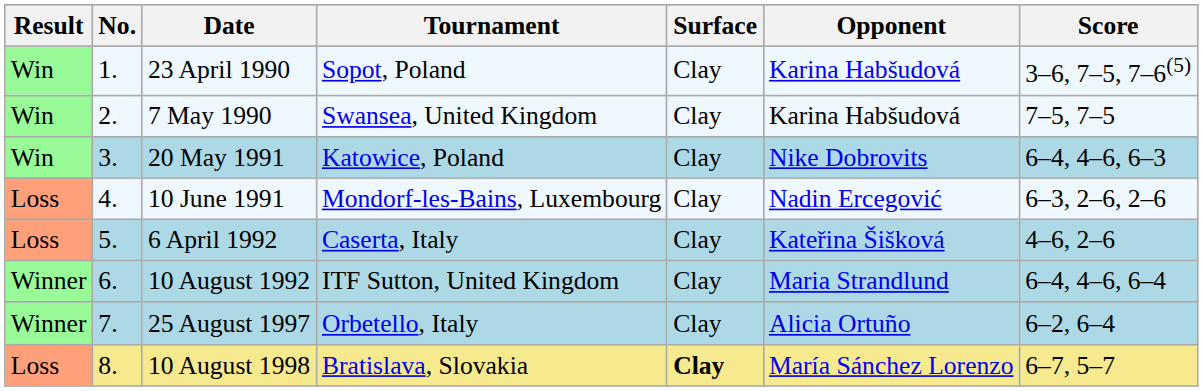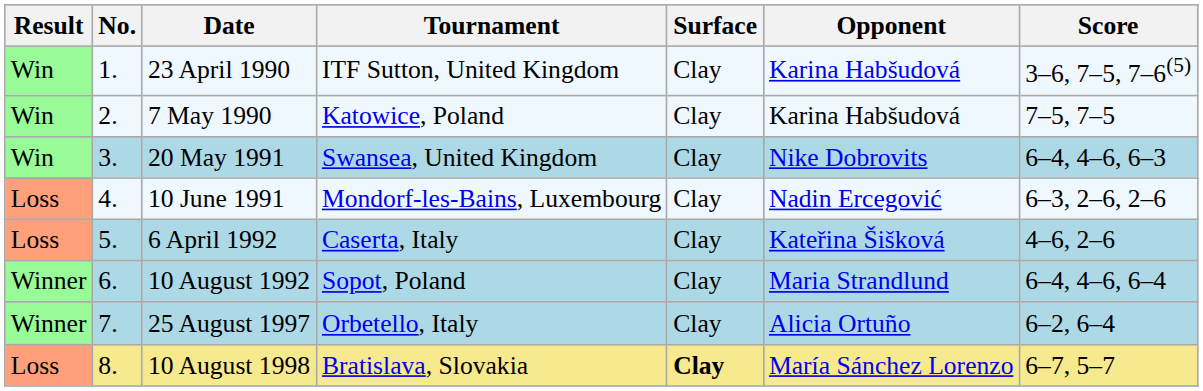(394, 69) Sopot, Poland -> (471, 69) ITF Sutton, United Kingdom
(460, 114) Swansea, United Kingdom -> (413, 114) Katowice, Poland
(413, 156) Katowice, Poland -> (460, 156) Swansea, United Kingdom
(471, 281) ITF Sutton, United Kingdom -> (394, 281) Sopot, Poland
